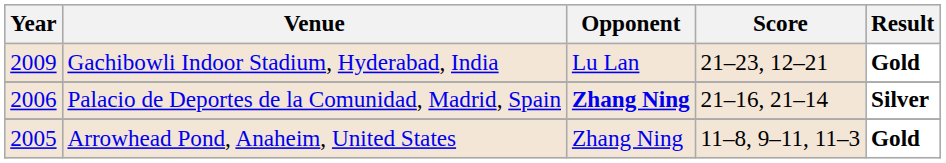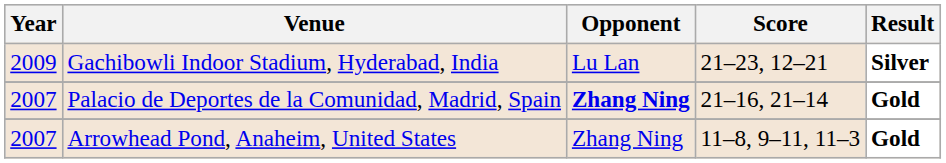(896, 62) Gold -> (900, 62) Silver
(33, 100) 2006 -> (33, 100) 2007
(900, 100) Silver -> (896, 100) Gold
(33, 138) 2005 -> (33, 138) 2007
